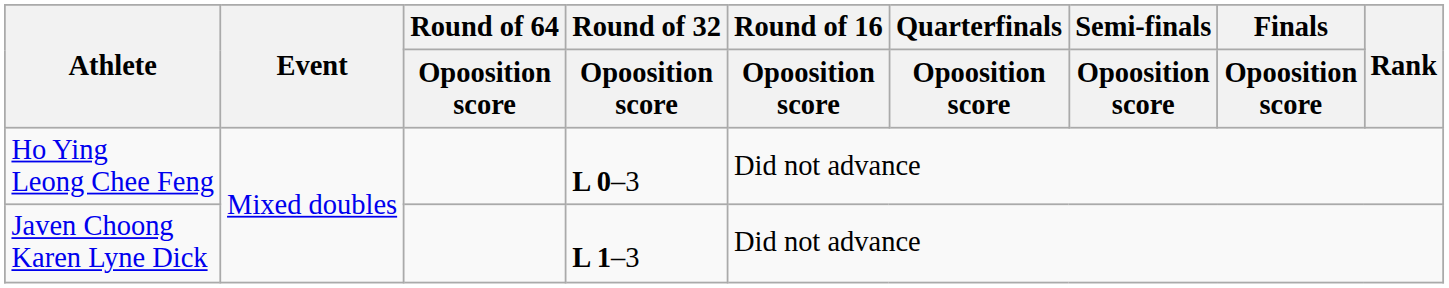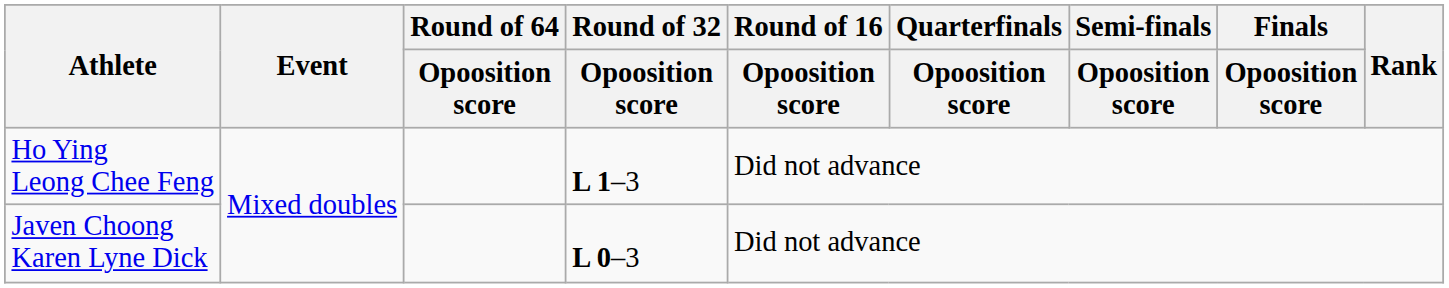(606, 181) L 0–3 -> (606, 181) L 1–3
(606, 258) L 1–3 -> (606, 258) L 0–3
